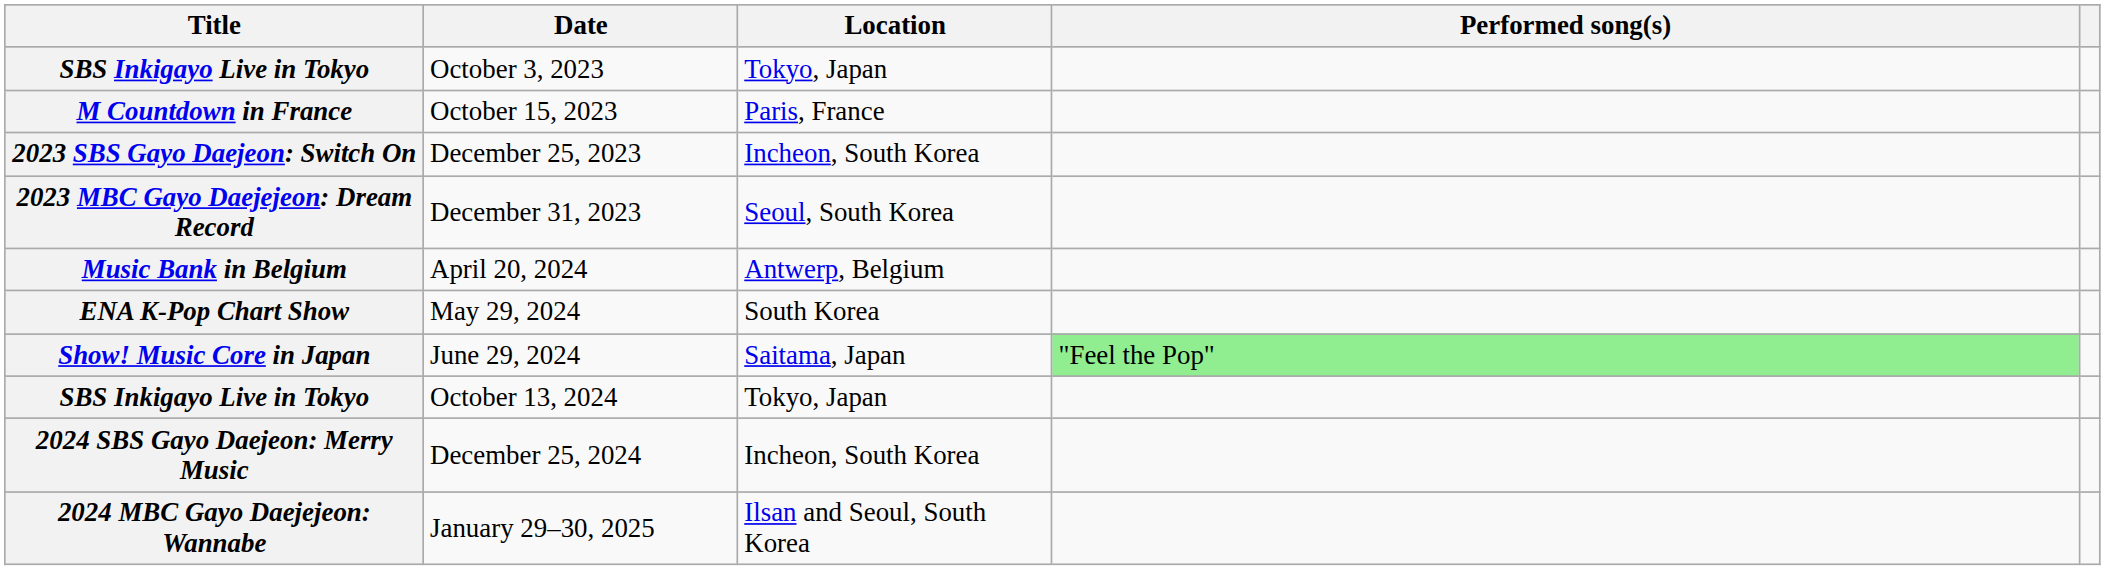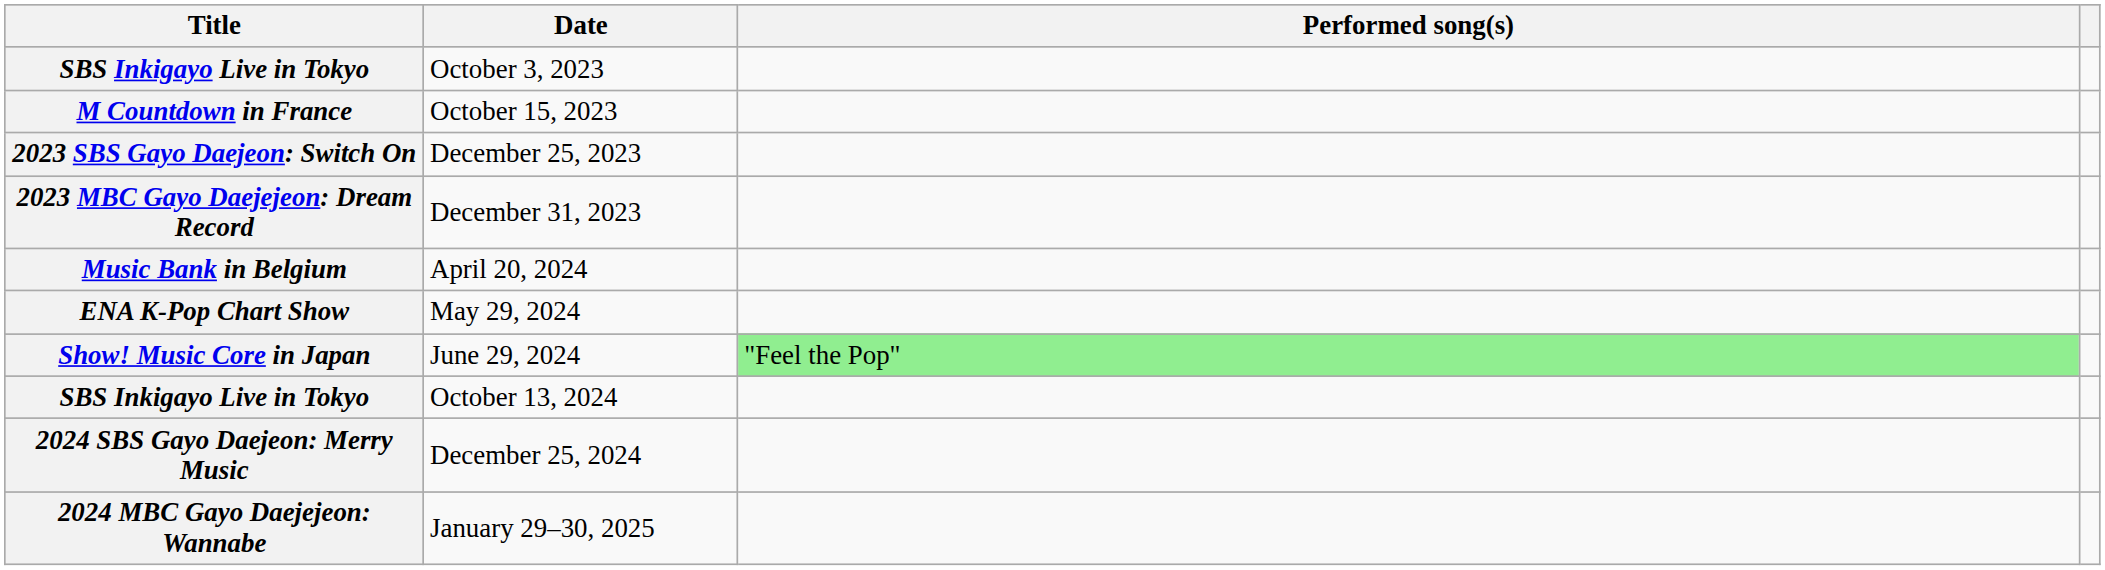- column: (895, 25)
